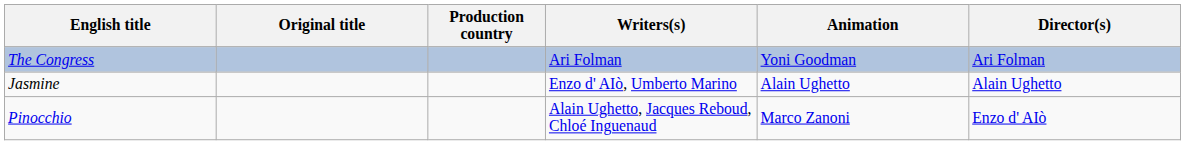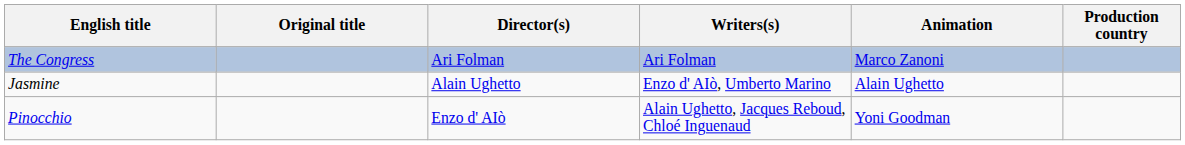columns swapped: (1074, 25) <-> (487, 25)
(808, 59) Yoni Goodman -> (899, 59) Marco Zanoni
(805, 117) Marco Zanoni -> (902, 117) Yoni Goodman
